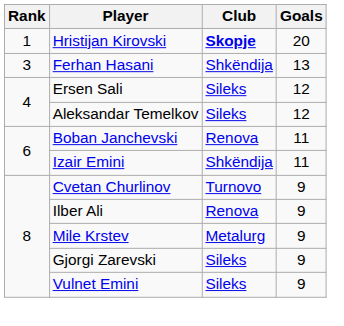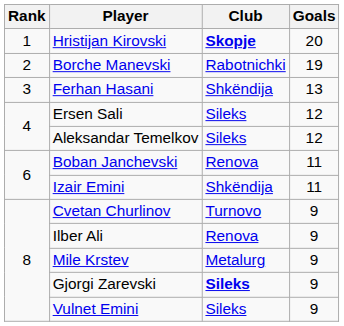+ row: (112, 65)
(226, 260) normal -> (228, 284) bold
